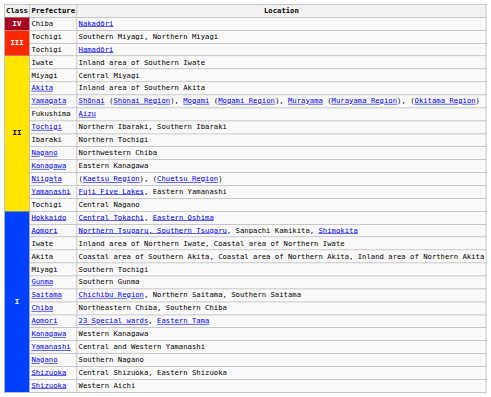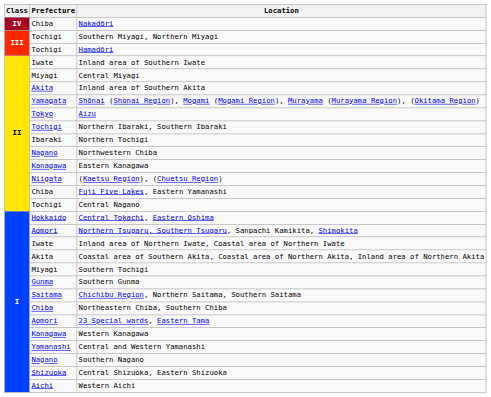(51, 114) Fukushima -> (42, 114) Tokyo
(51, 191) Yamanashi -> (42, 191) Chiba
(49, 385) Shizuoka -> (42, 385) Aichi
